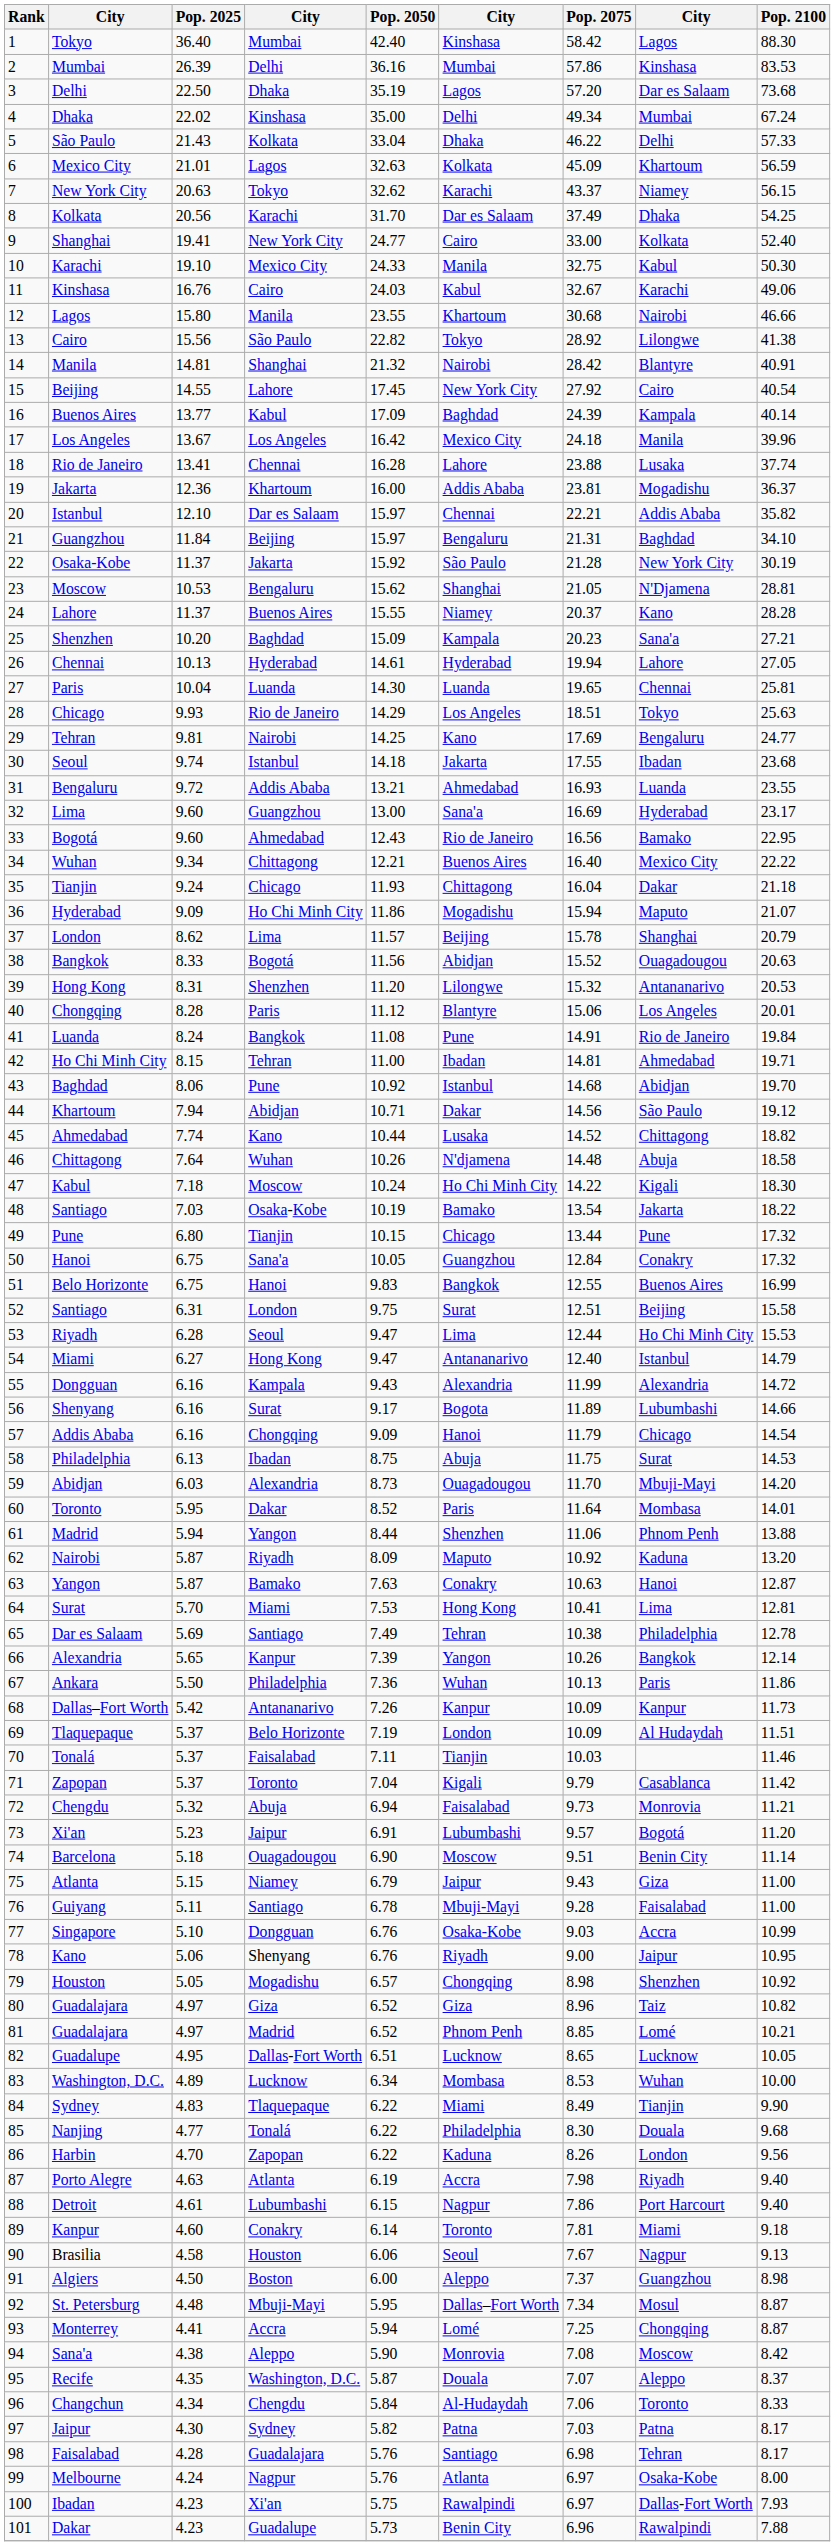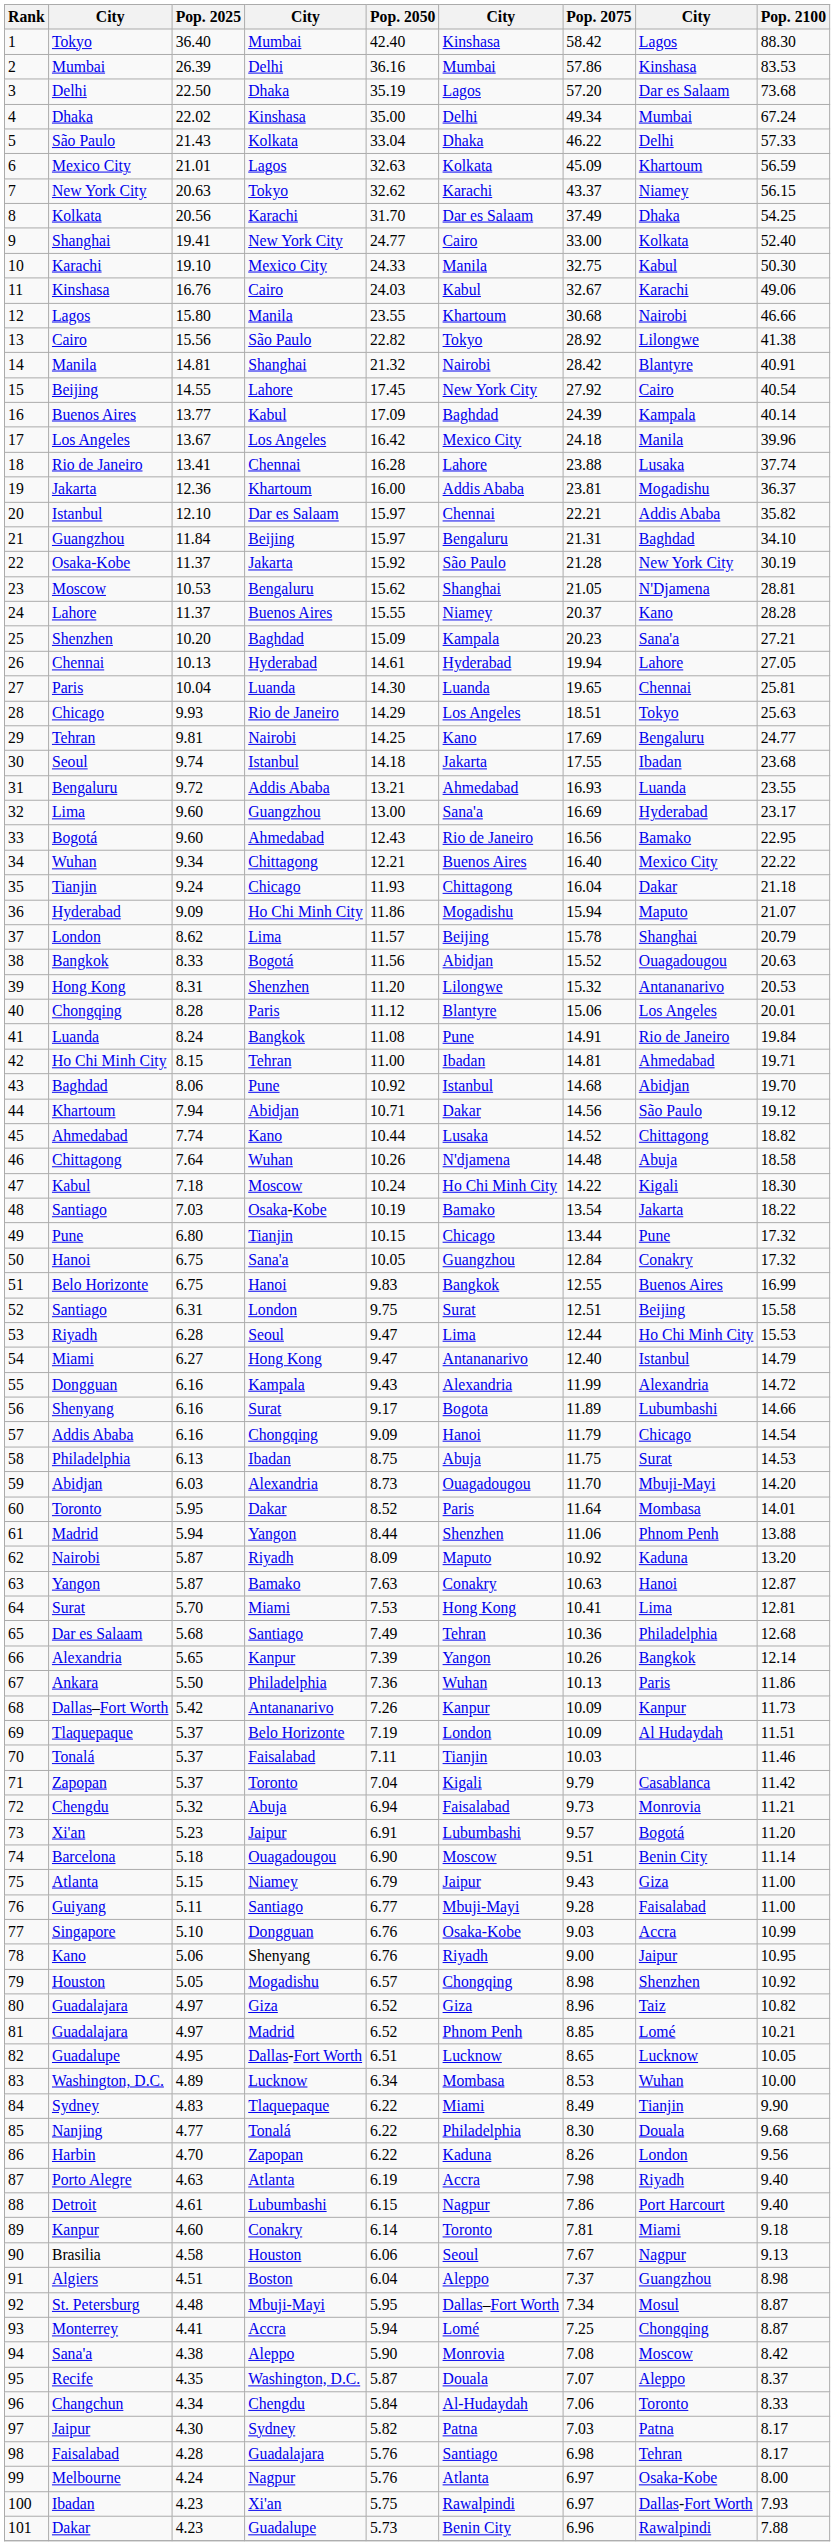(189, 1633) 5.69 -> (189, 1633) 5.68
(584, 1633) 10.38 -> (584, 1633) 10.36
(778, 1633) 12.78 -> (778, 1633) 12.68
(384, 1906) 6.78 -> (384, 1906) 6.77
(189, 2279) 4.50 -> (189, 2279) 4.51
(384, 2279) 6.00 -> (384, 2279) 6.04
